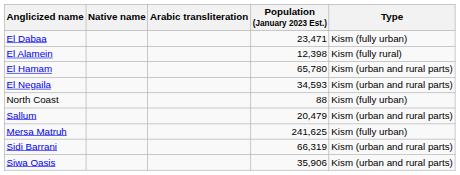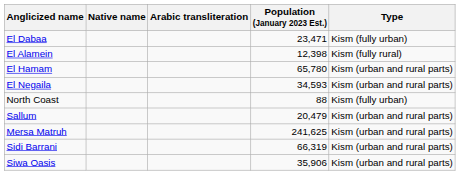(369, 131) Kism (fully urban) -> (392, 131) Kism (urban and rural parts)
